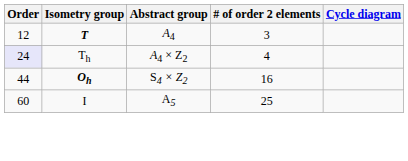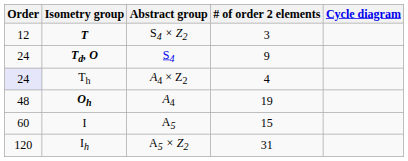(169, 34) A4 -> (169, 34) S4 × Z2
+ row: (84, 56)
(23, 78) 44 -> (23, 101) 48
(169, 78) S4 × Z2 -> (169, 101) A4
(267, 78) 16 -> (267, 101) 19
(267, 101) 25 -> (267, 123) 15
+ row: (84, 145)
